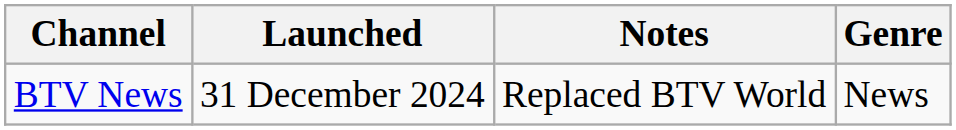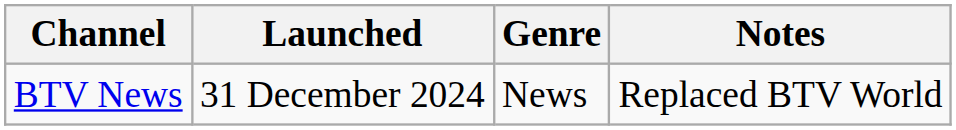columns swapped: (893, 34) <-> (664, 34)
